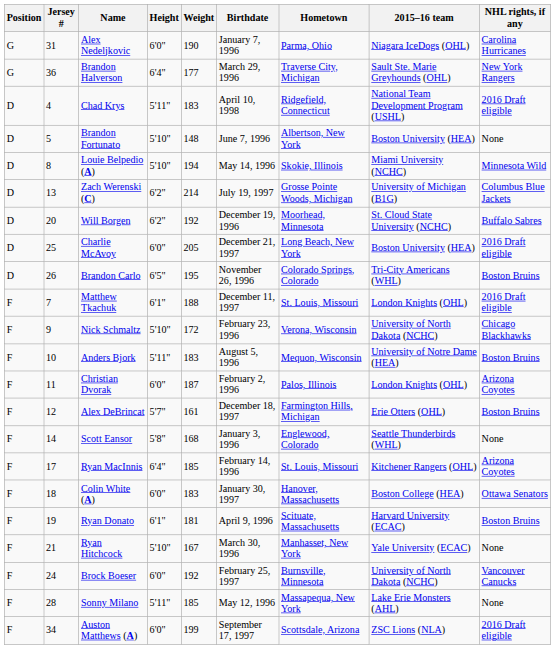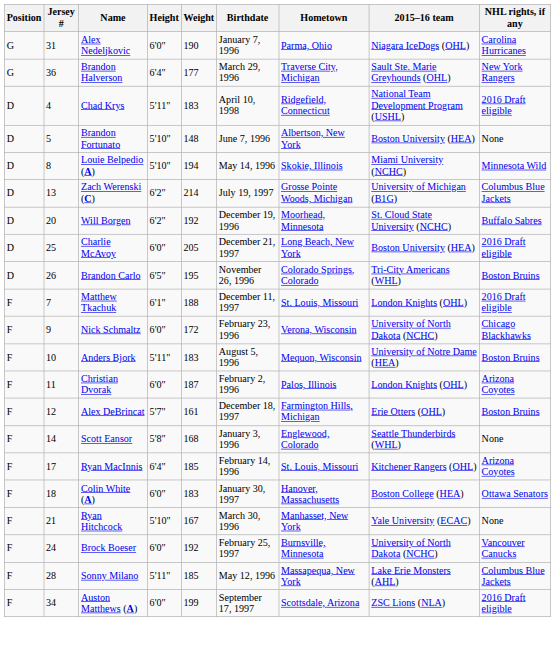(160, 330) 5'10" -> (158, 330) 6'0"
- row: (108, 521)
(493, 603) None -> (513, 576) Columbus Blue Jackets
